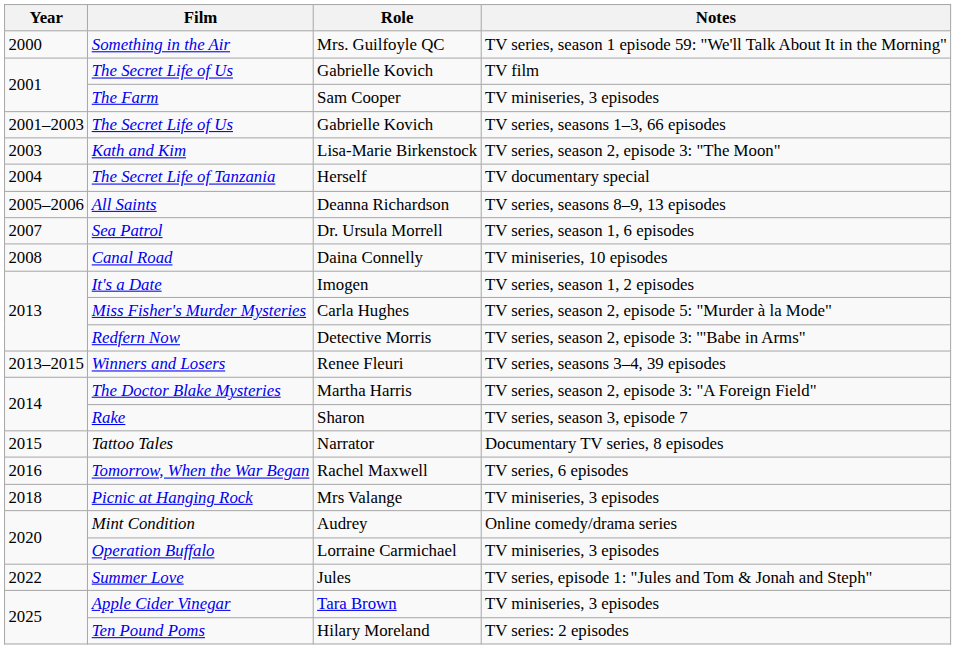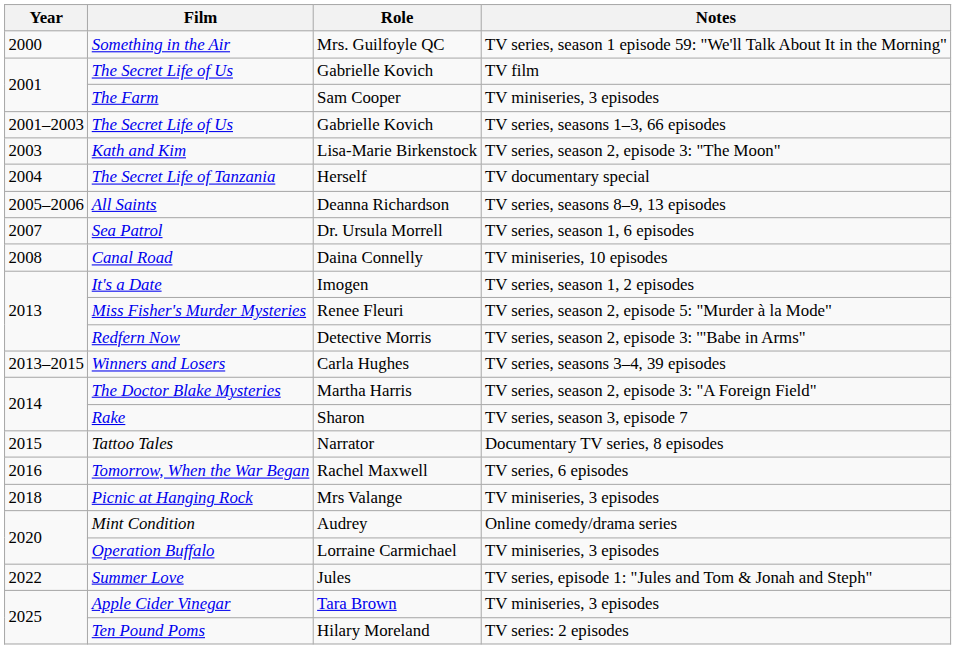(363, 310) Carla Hughes -> (360, 310) Renee Fleuri
(360, 364) Renee Fleuri -> (363, 364) Carla Hughes
